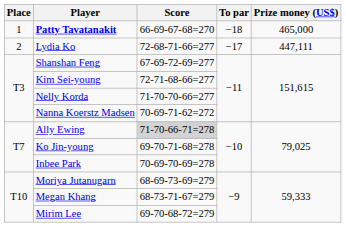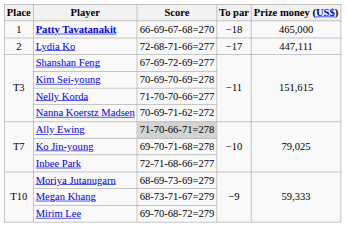(177, 79) 72-71-68-66=277 -> (177, 79) 70-69-70-69=278
(177, 163) 70-69-70-69=278 -> (177, 163) 72-71-68-66=277
